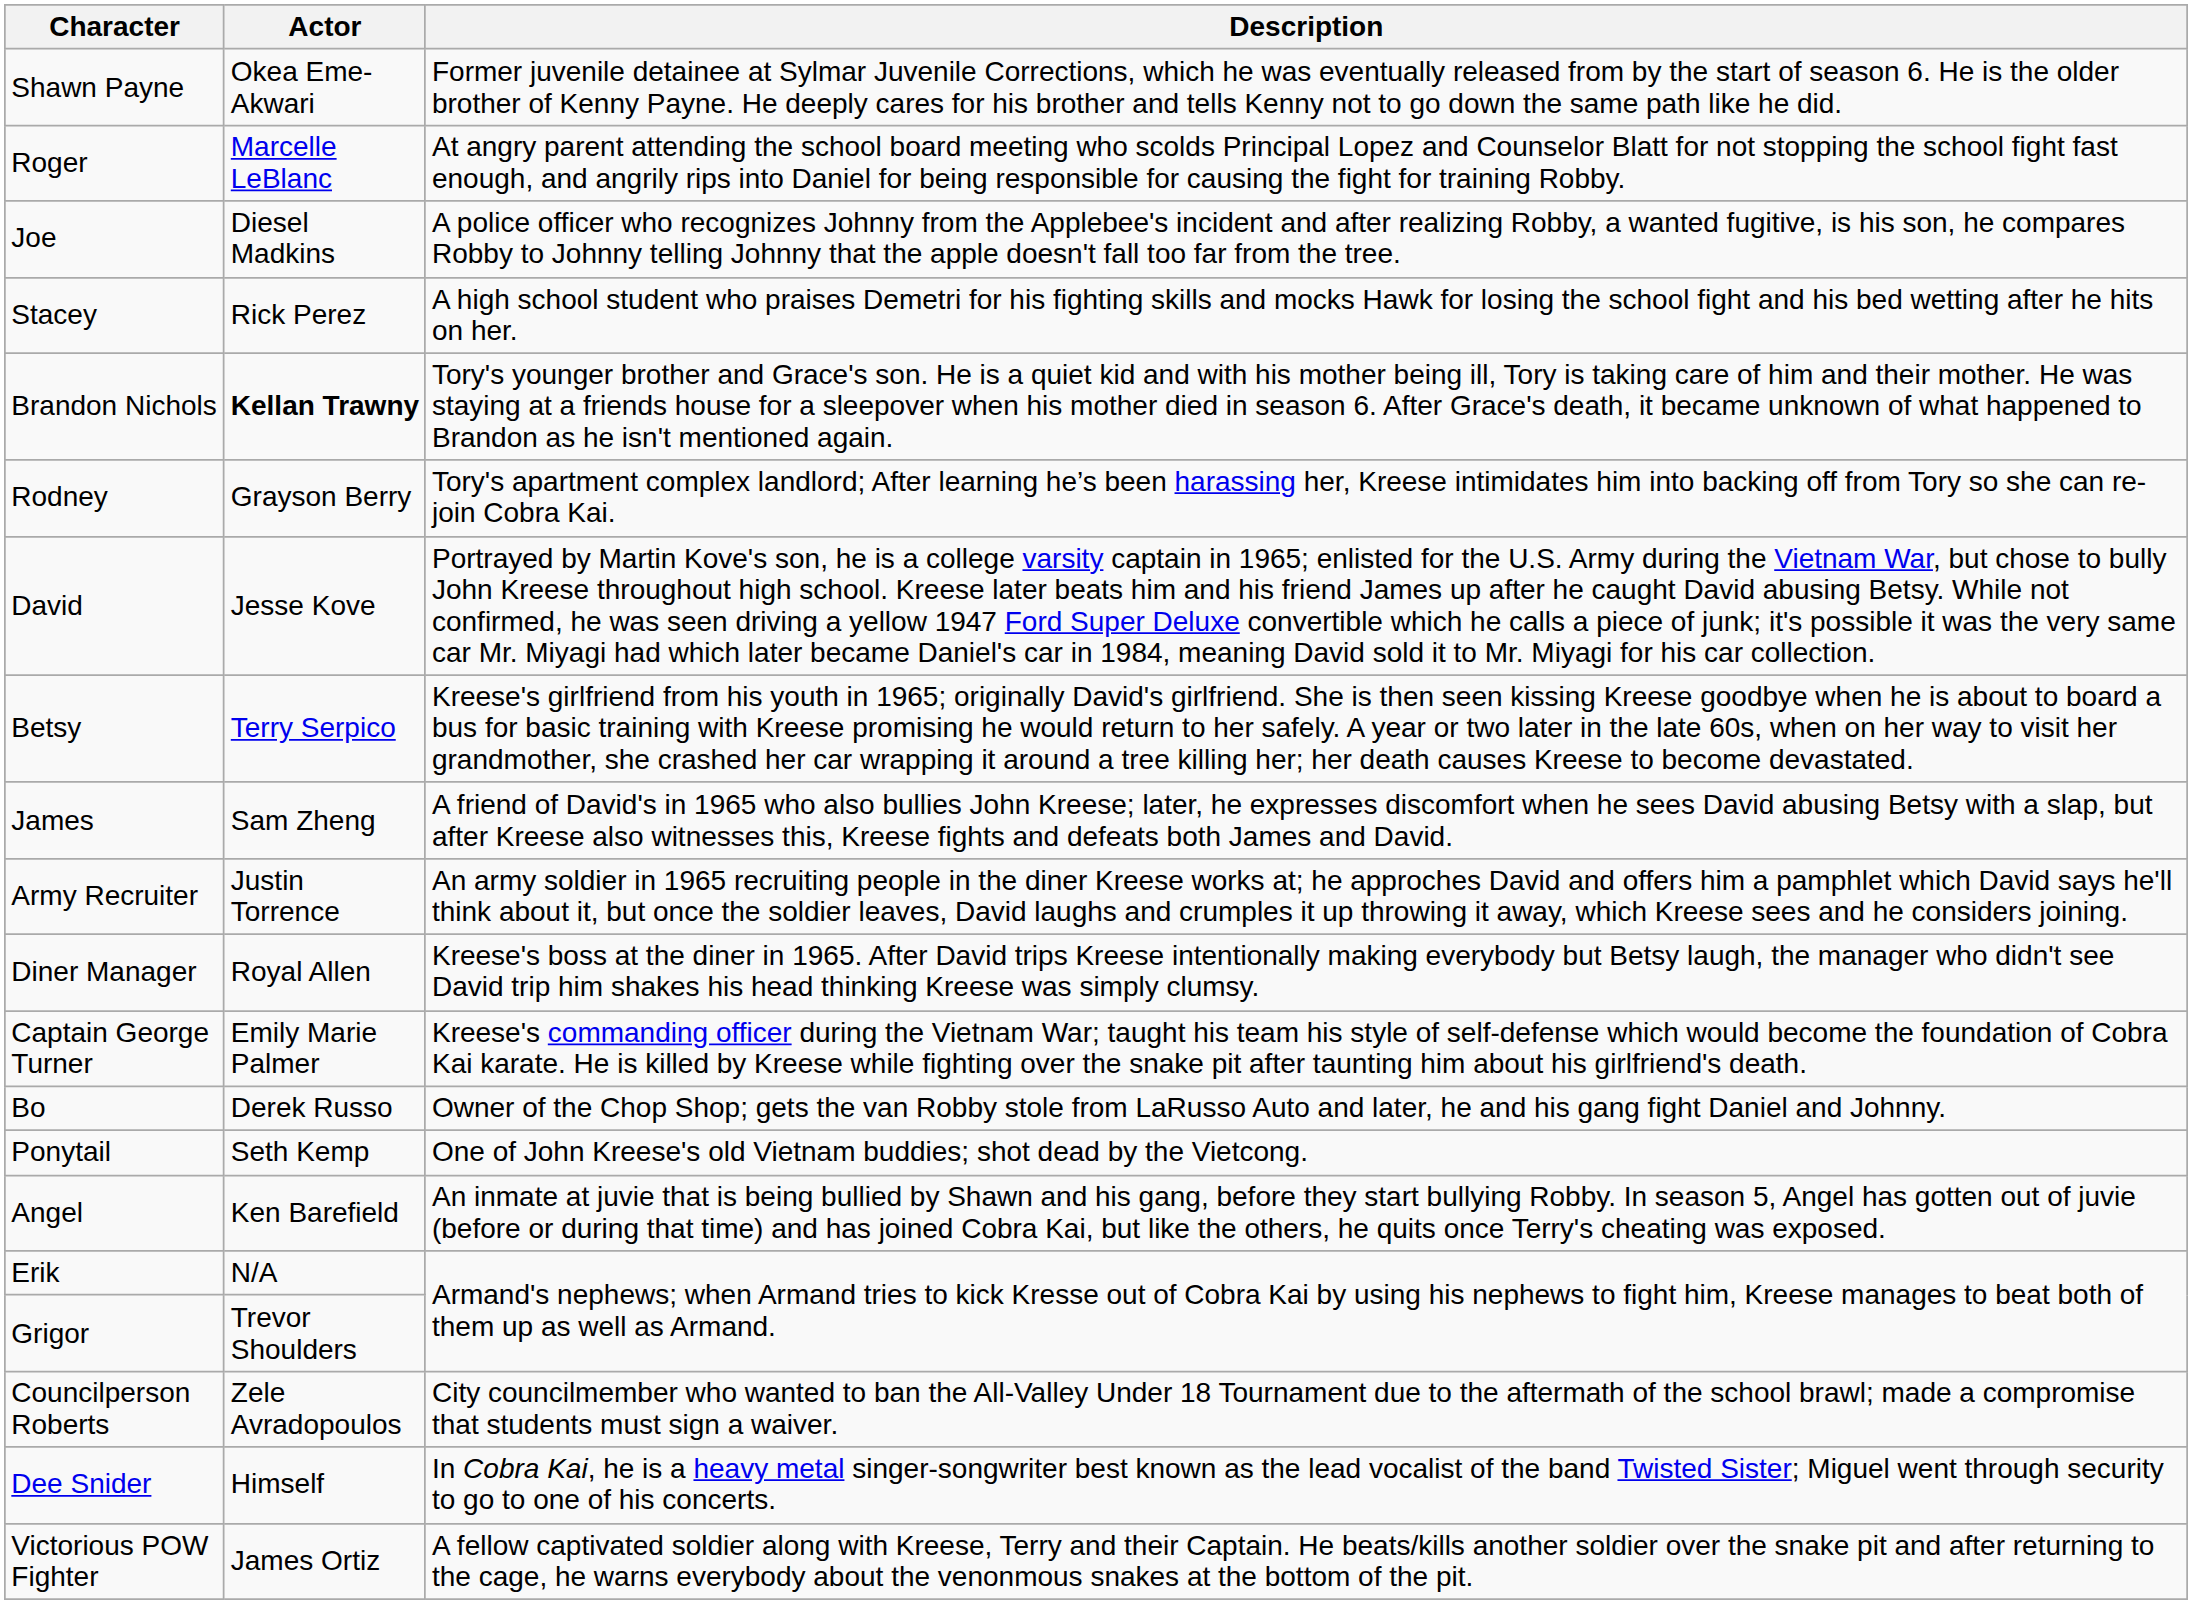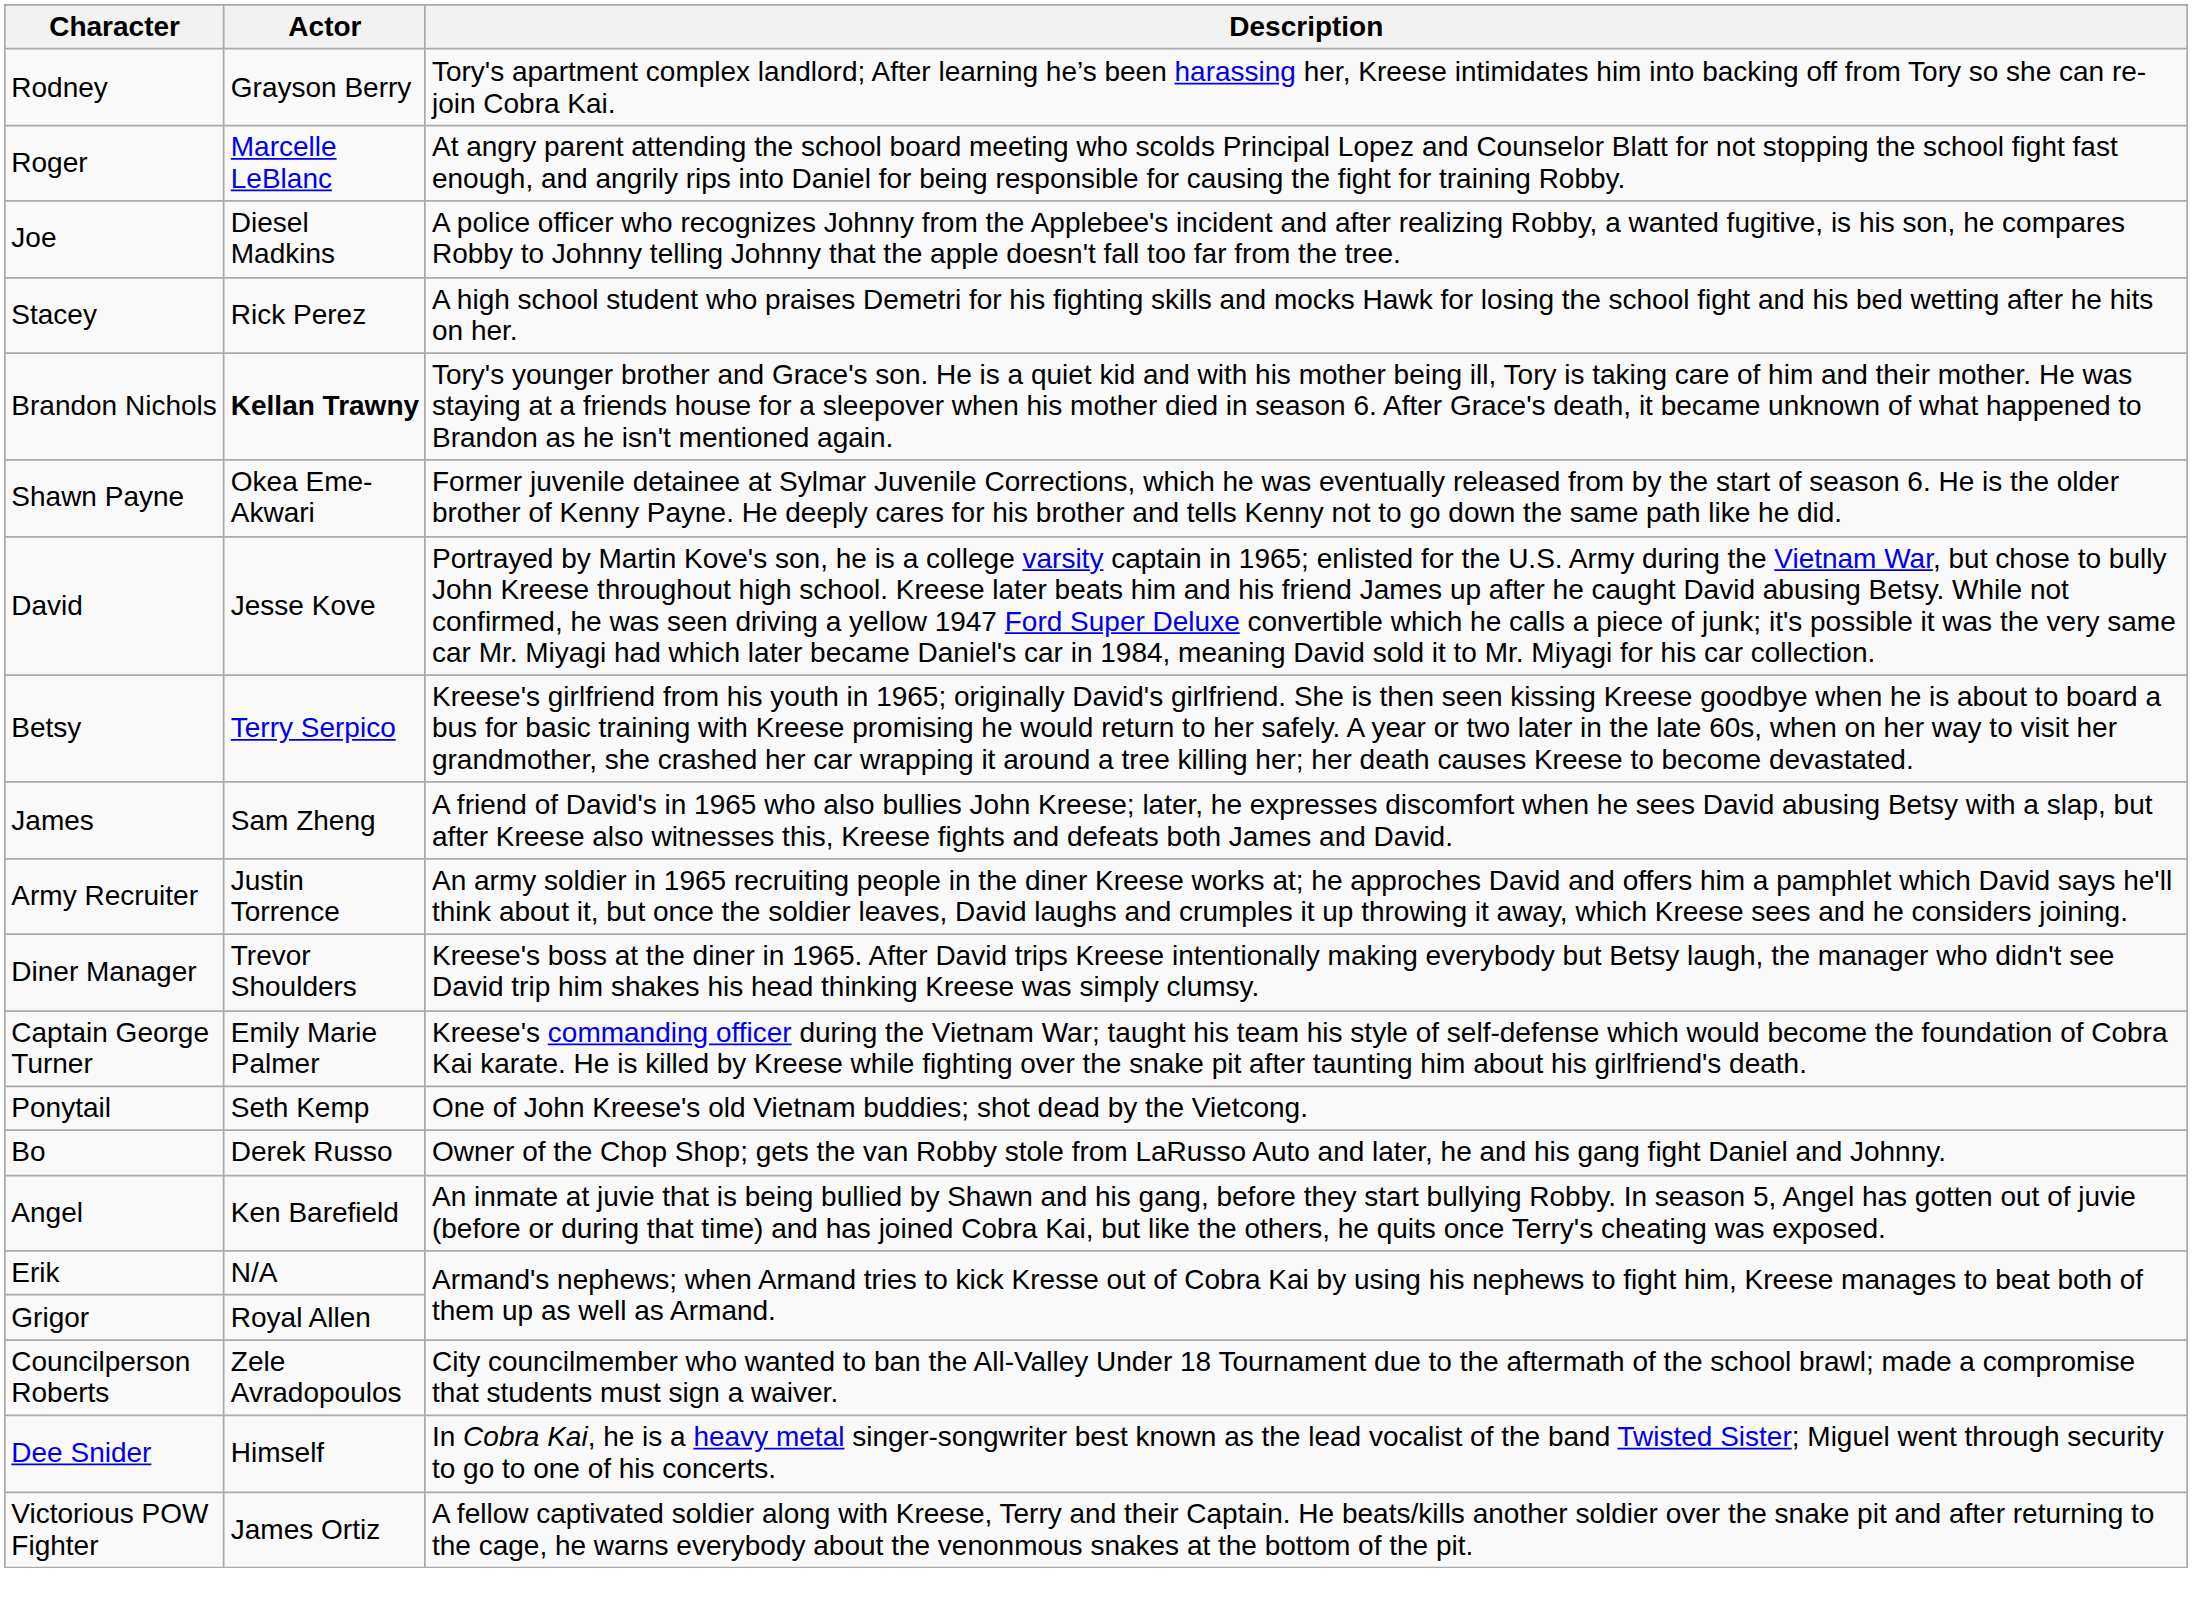rows swapped: (98, 86) <-> (60, 497)
(301, 971) Royal Allen -> (294, 971) Trevor Shoulders
rows swapped: (61, 1152) <-> (28, 1107)
(294, 1332) Trevor Shoulders -> (301, 1317) Royal Allen
